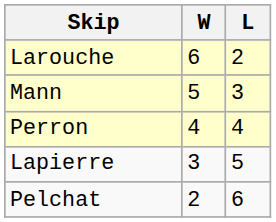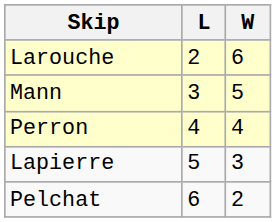columns swapped: (204, 23) <-> (248, 23)
